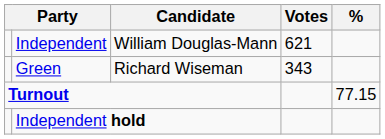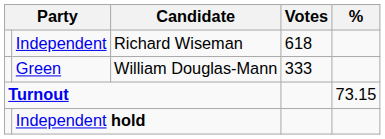(196, 43) William Douglas-Mann -> (178, 43) Richard Wiseman
(298, 43) 621 -> (298, 43) 618
(178, 69) Richard Wiseman -> (196, 69) William Douglas-Mann
(298, 69) 343 -> (298, 69) 333
(356, 95) 77.15 -> (356, 95) 73.15
